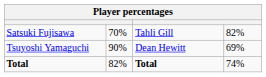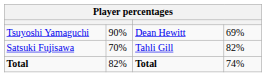rows swapped: (40, 32) <-> (48, 48)
